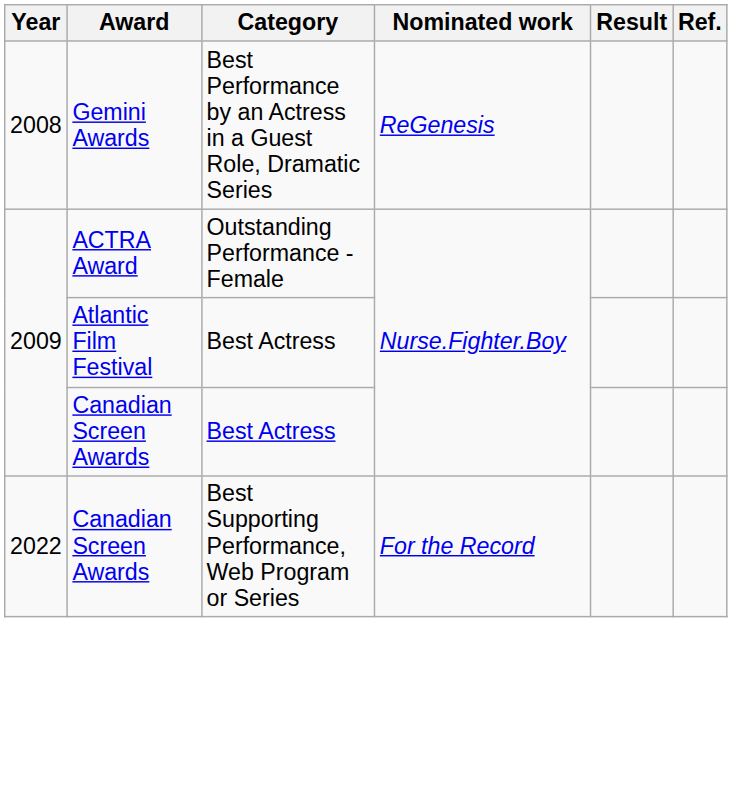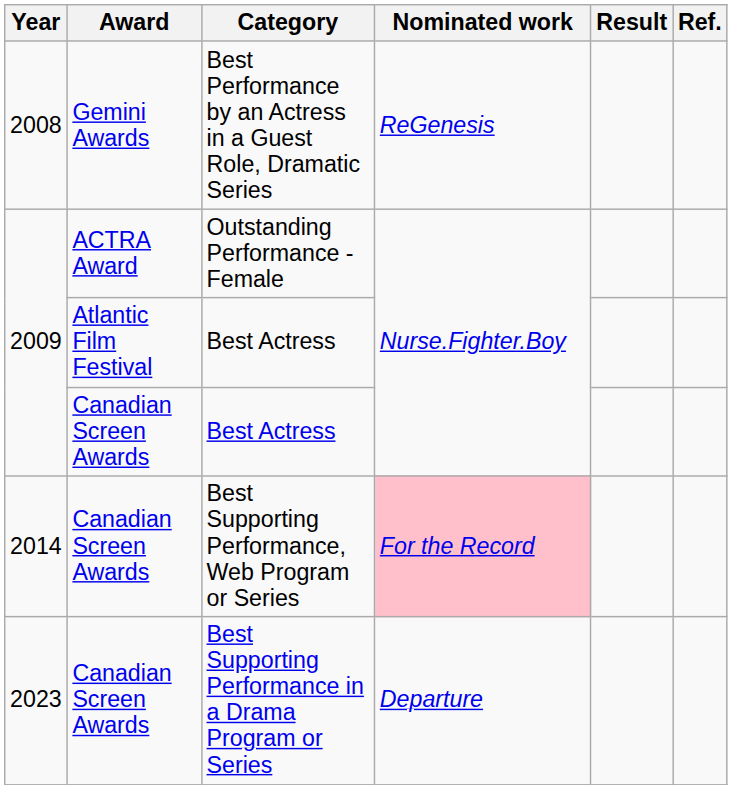(36, 546) 2022 -> (36, 546) 2014
(457, 546) no background -> (457, 546) pink background
+ row: (122, 700)
